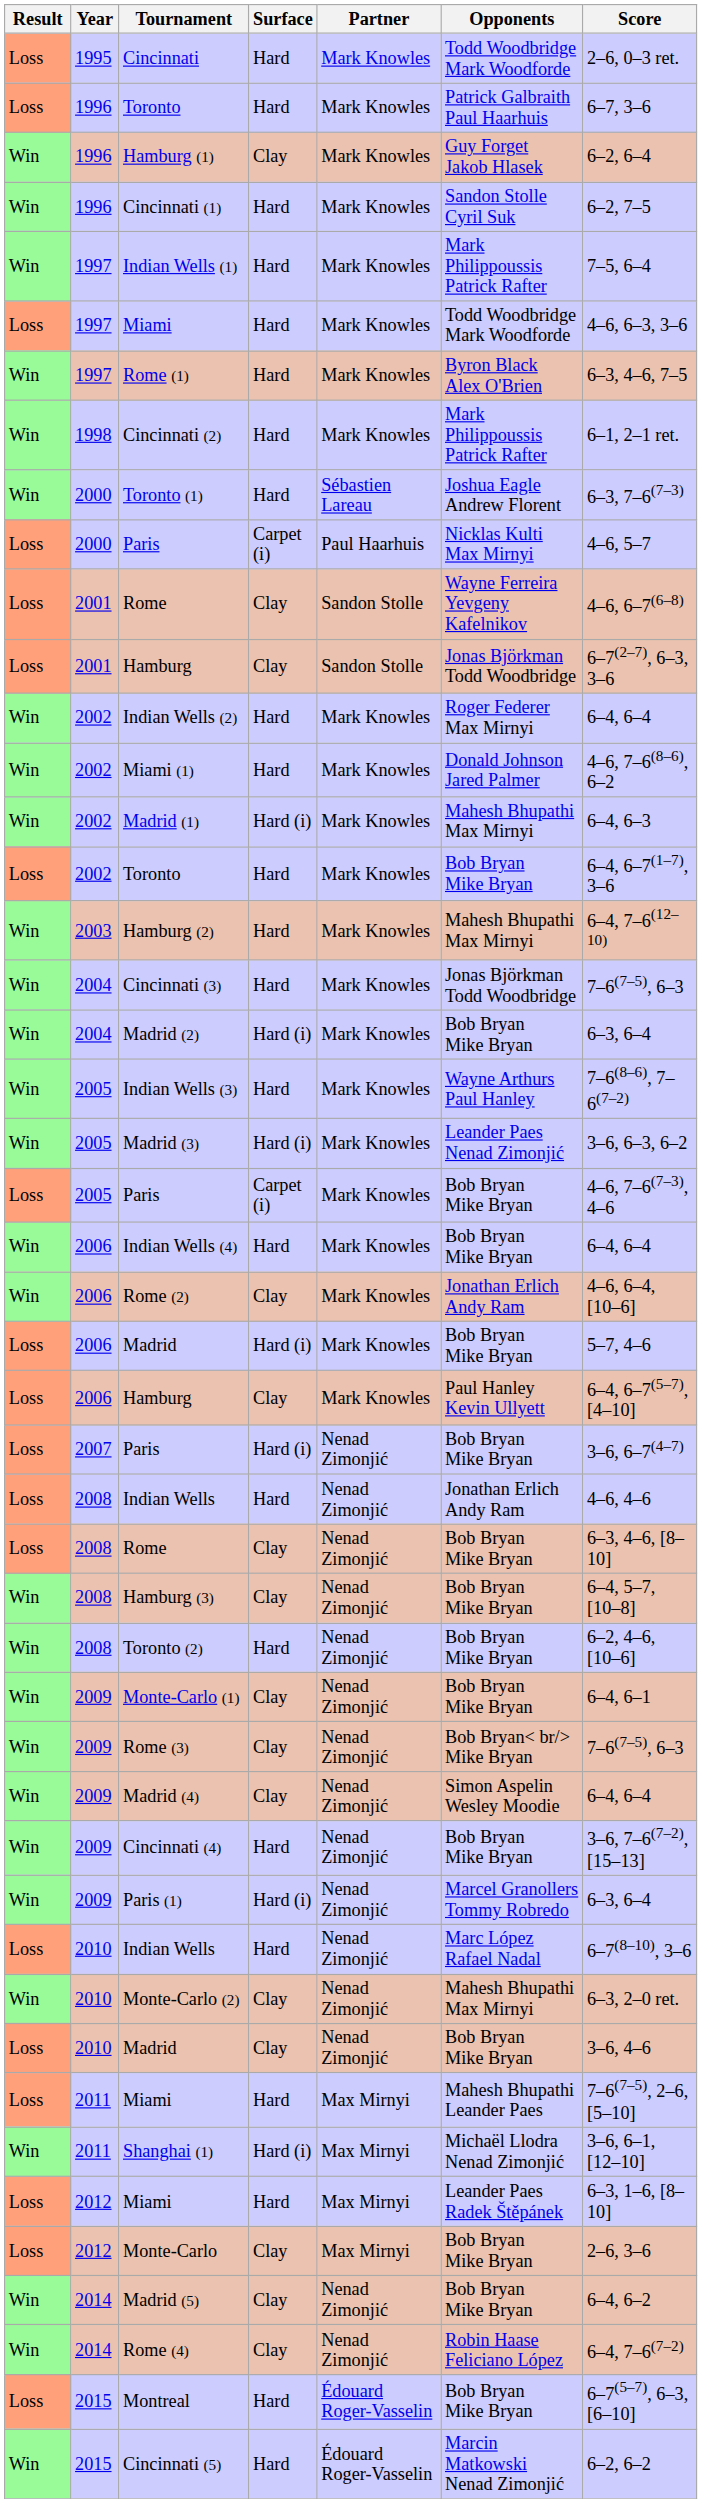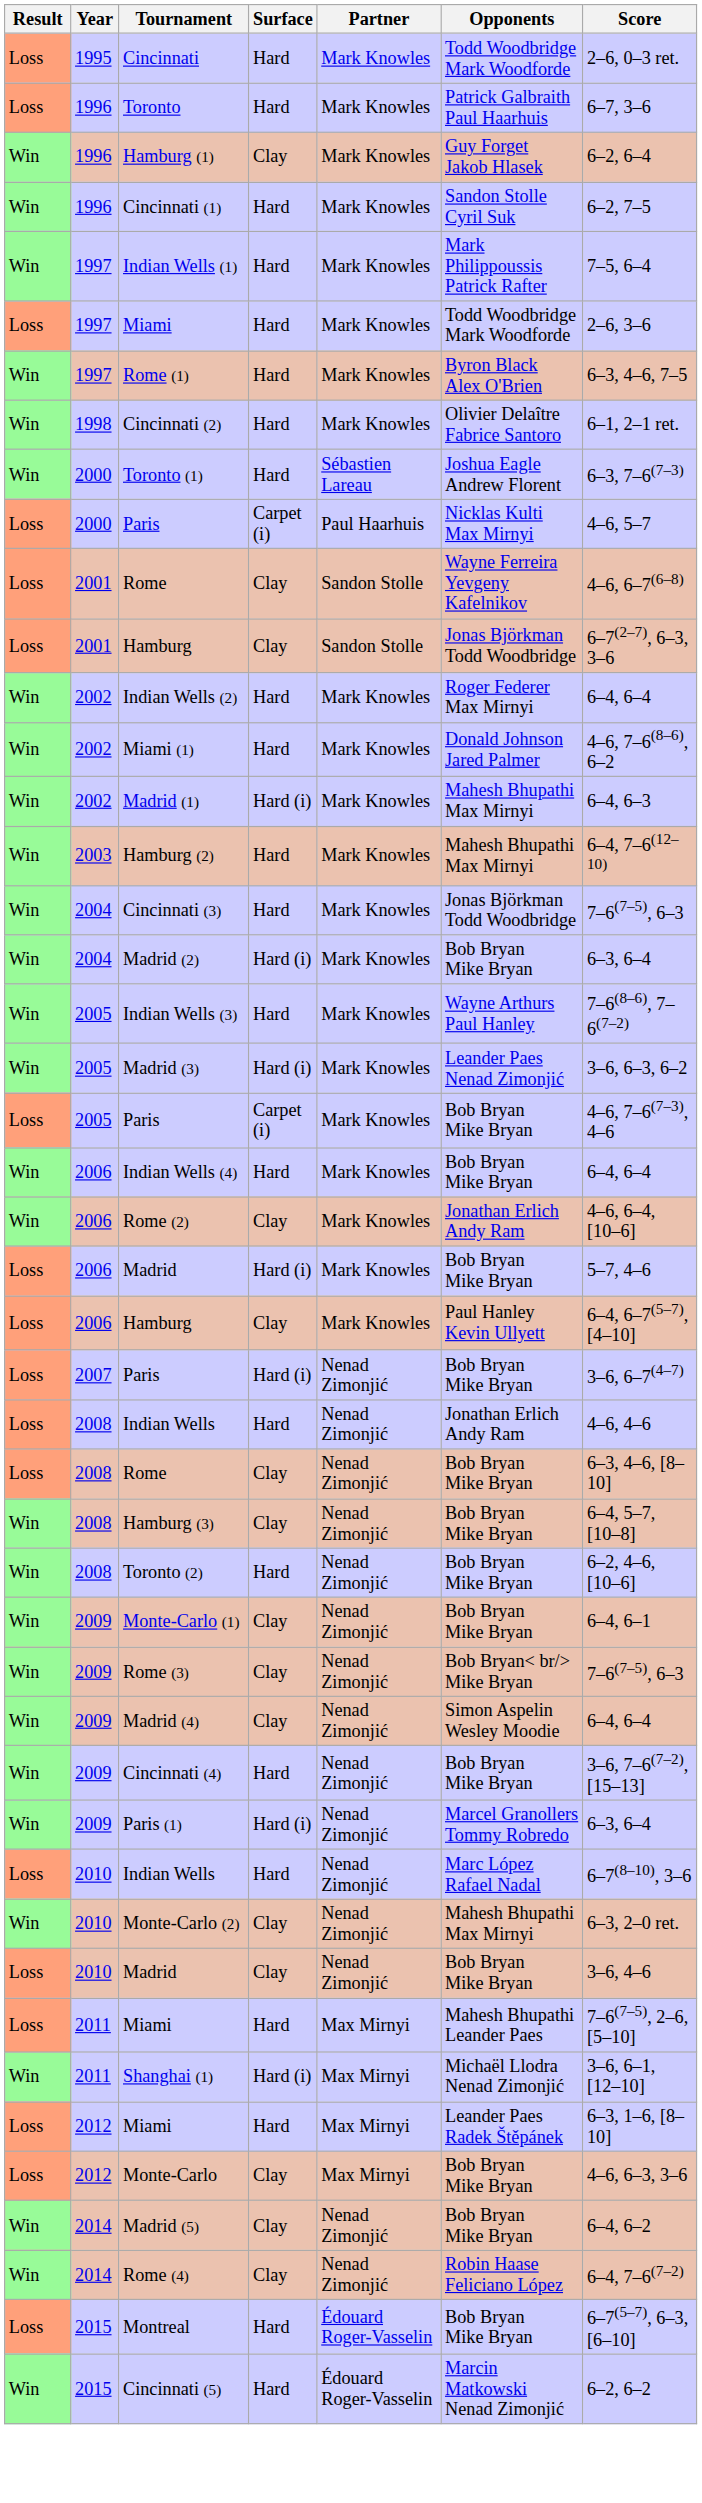(637, 325) 4–6, 6–3, 3–6 -> (619, 325) 2–6, 3–6
(496, 435) Mark Philippoussis Patrick Rafter -> (503, 424) Olivier Delaître Fabrice Santoro
- row: (93, 873)
(619, 2250) 2–6, 3–6 -> (637, 2175) 4–6, 6–3, 3–6
